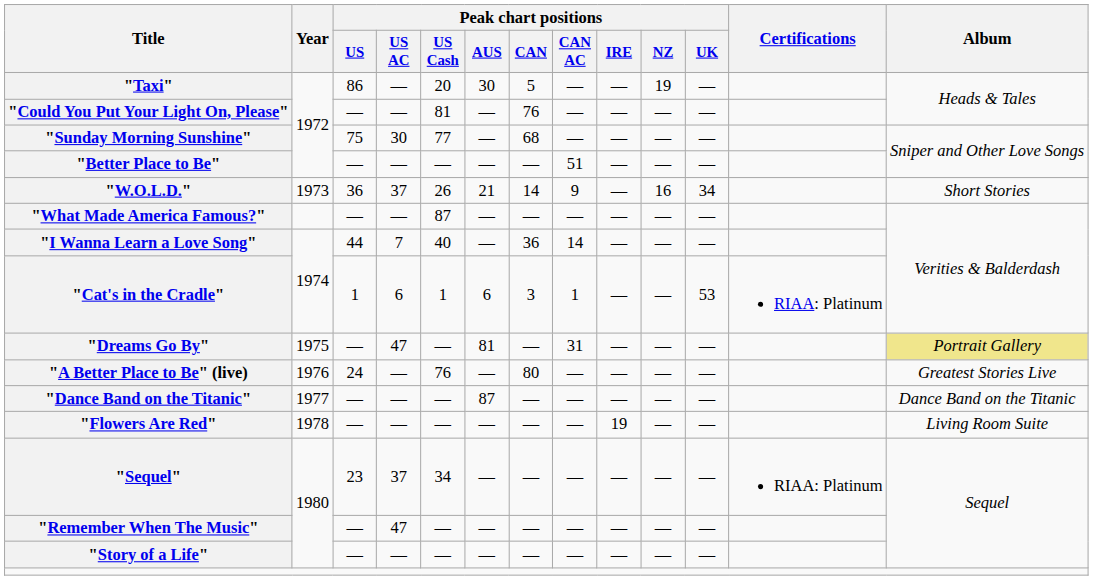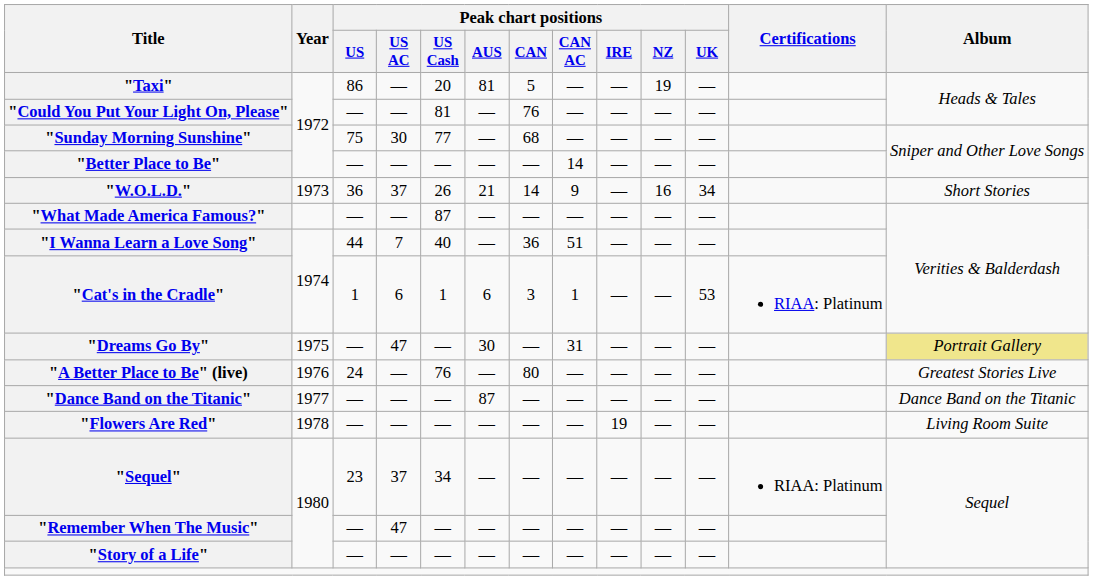(487, 85) 30 -> (487, 85) 81
(575, 164) 51 -> (575, 164) 14
(575, 242) 14 -> (575, 242) 51
(487, 346) 81 -> (487, 346) 30
